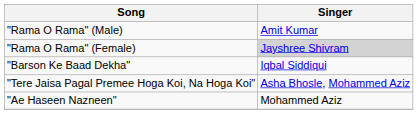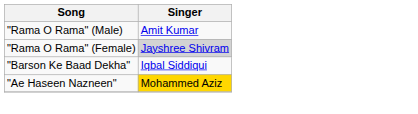- row: (131, 83)
(301, 100) no background -> (181, 83) gold background
